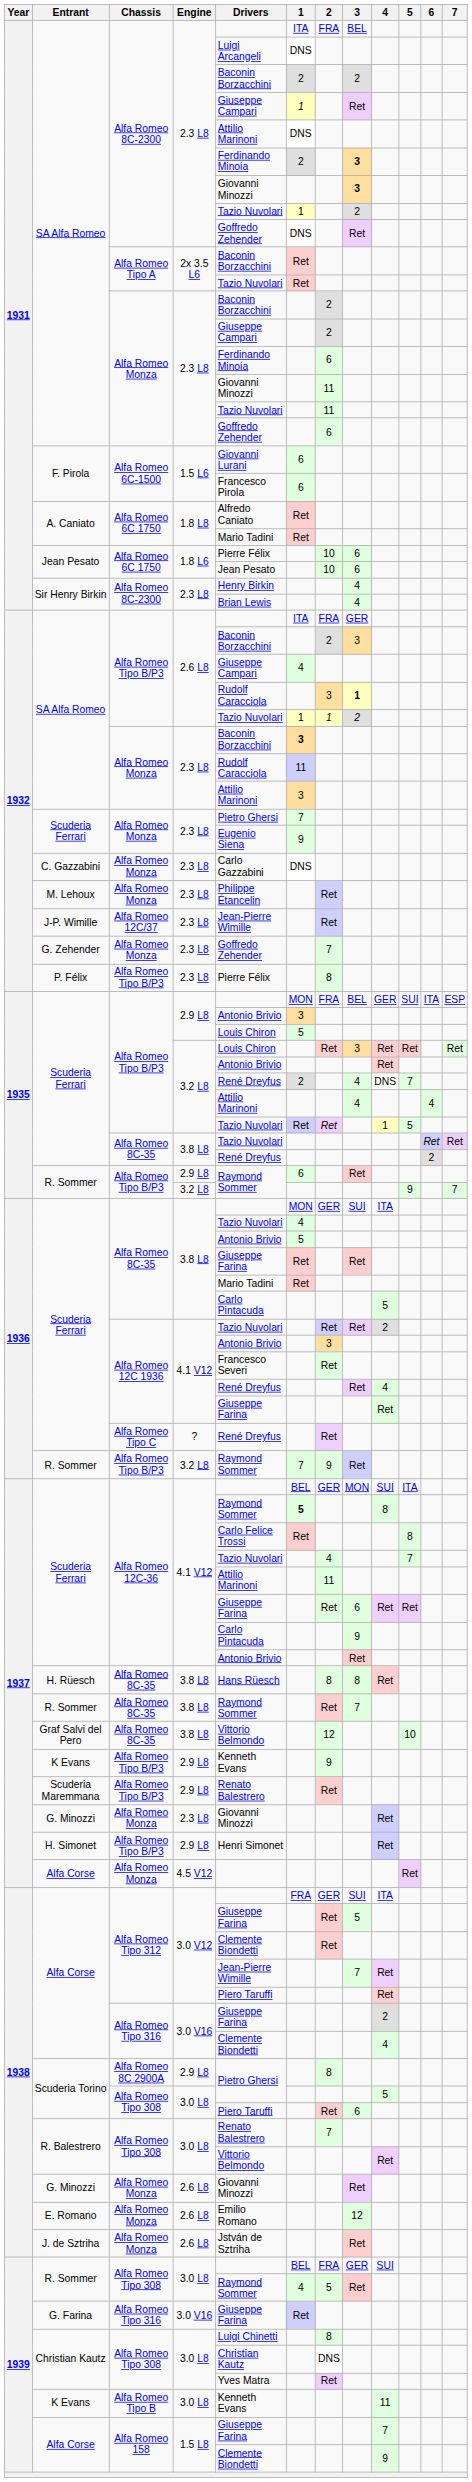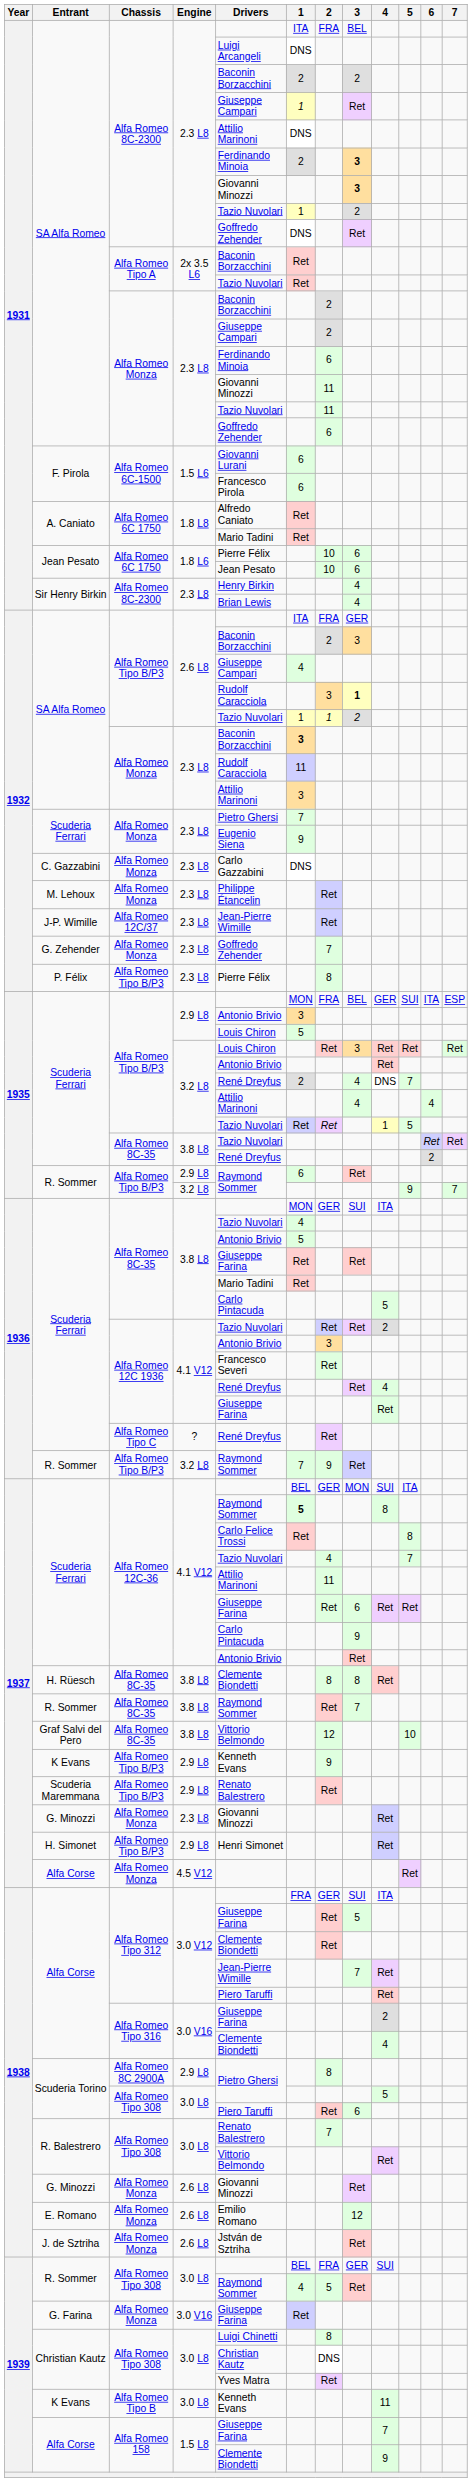(249, 1679) Hans Rüesch -> (240, 1679) Clemente Biondetti
(141, 2315) Alfa Romeo Tipo 316 -> (141, 2315) Alfa Romeo Monza
